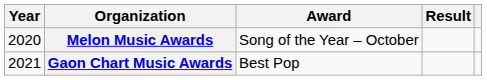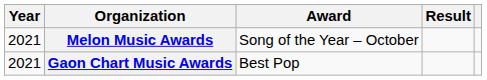(24, 39) 2020 -> (24, 39) 2021
